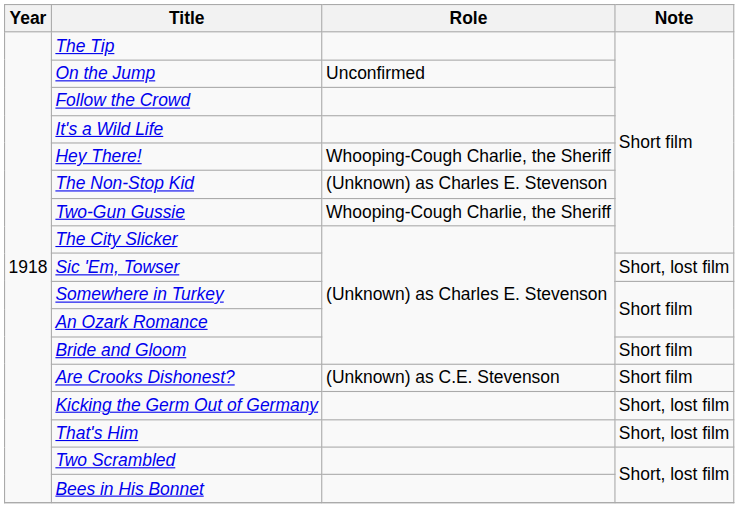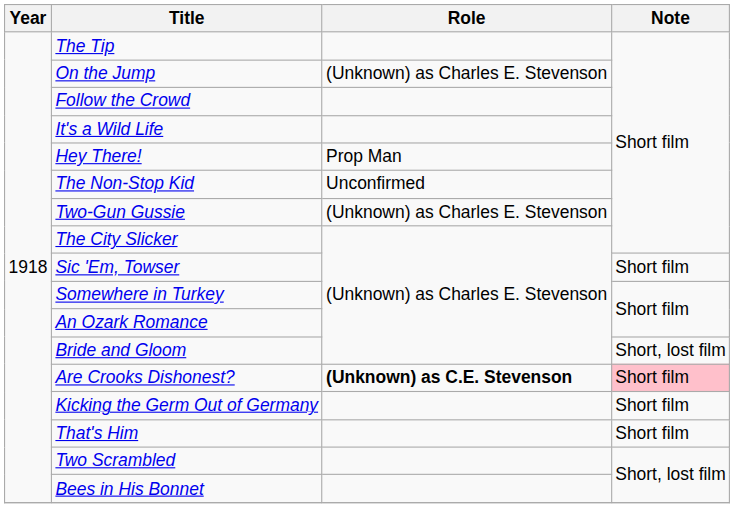(376, 73) Unconfirmed -> (467, 73) (Unknown) as Charles E. Stevenson
(468, 156) Whooping-Cough Charlie, the Sheriff -> (364, 156) Prop Man
(467, 184) (Unknown) as Charles E. Stevenson -> (376, 184) Unconfirmed
(468, 211) Whooping-Cough Charlie, the Sheriff -> (467, 211) (Unknown) as Charles E. Stevenson
(674, 267) Short, lost film -> (652, 267) Short film
(656, 350) Short film -> (671, 350) Short, lost film
(443, 377) normal -> (449, 377) bold
(656, 377) no background -> (652, 377) pink background
(674, 405) Short, lost film -> (652, 405) Short film
(674, 433) Short, lost film -> (652, 433) Short film
